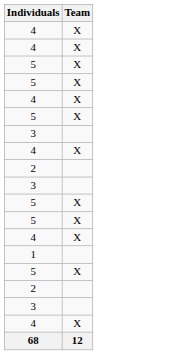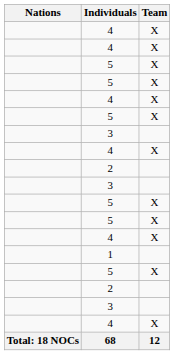+ column: (43, 13)
